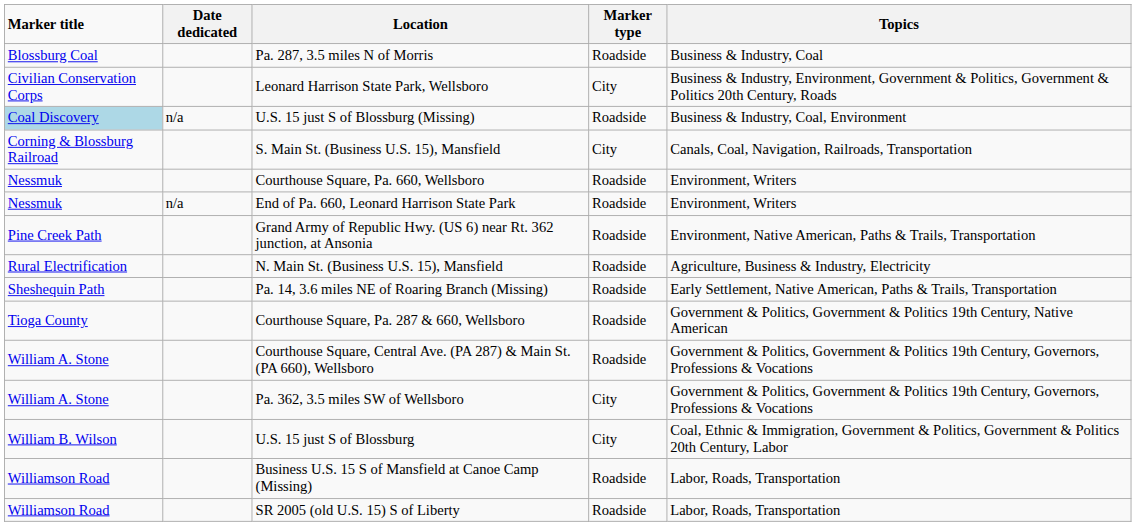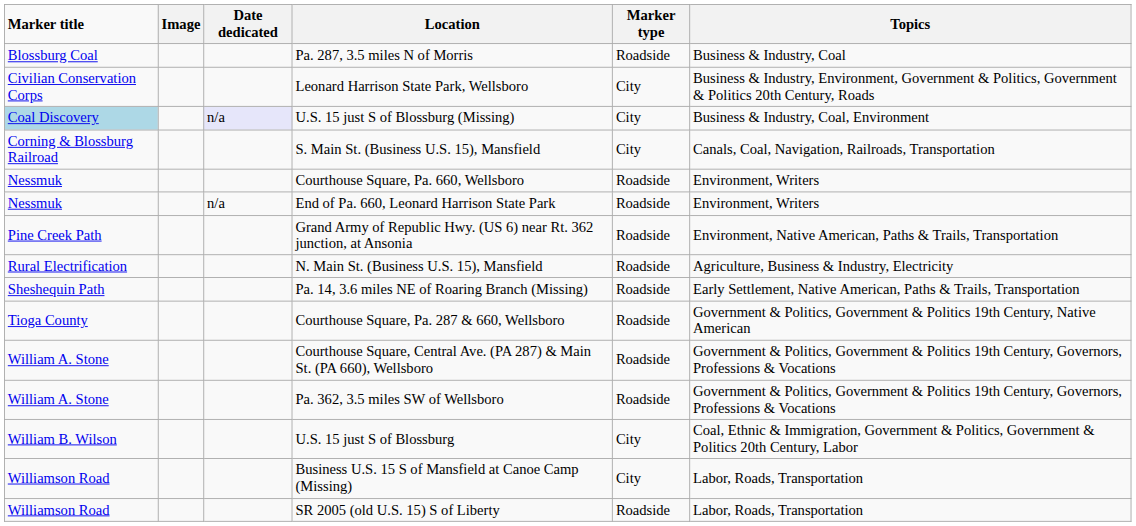+ column: (181, 24)
(175, 118) no background -> (216, 118) lavender background
(619, 118) Roadside -> (628, 118) City
(605, 399) City -> (643, 399) Roadside
(619, 478) Roadside -> (628, 478) City
